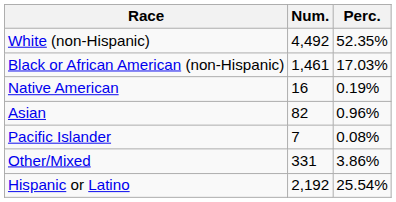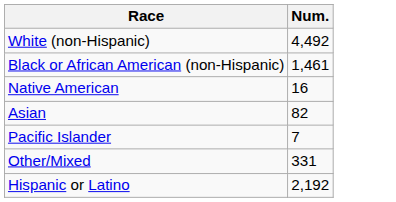- column: (362, 16)
